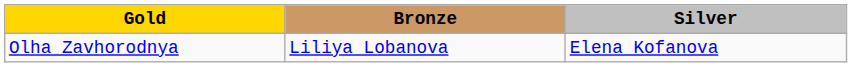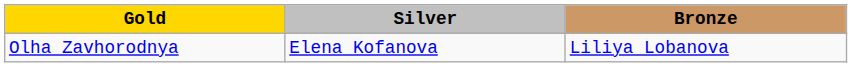columns swapped: (706, 19) <-> (425, 19)
